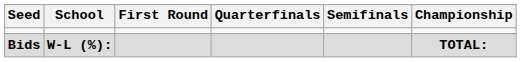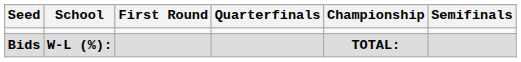columns swapped: (368, 16) <-> (464, 16)
